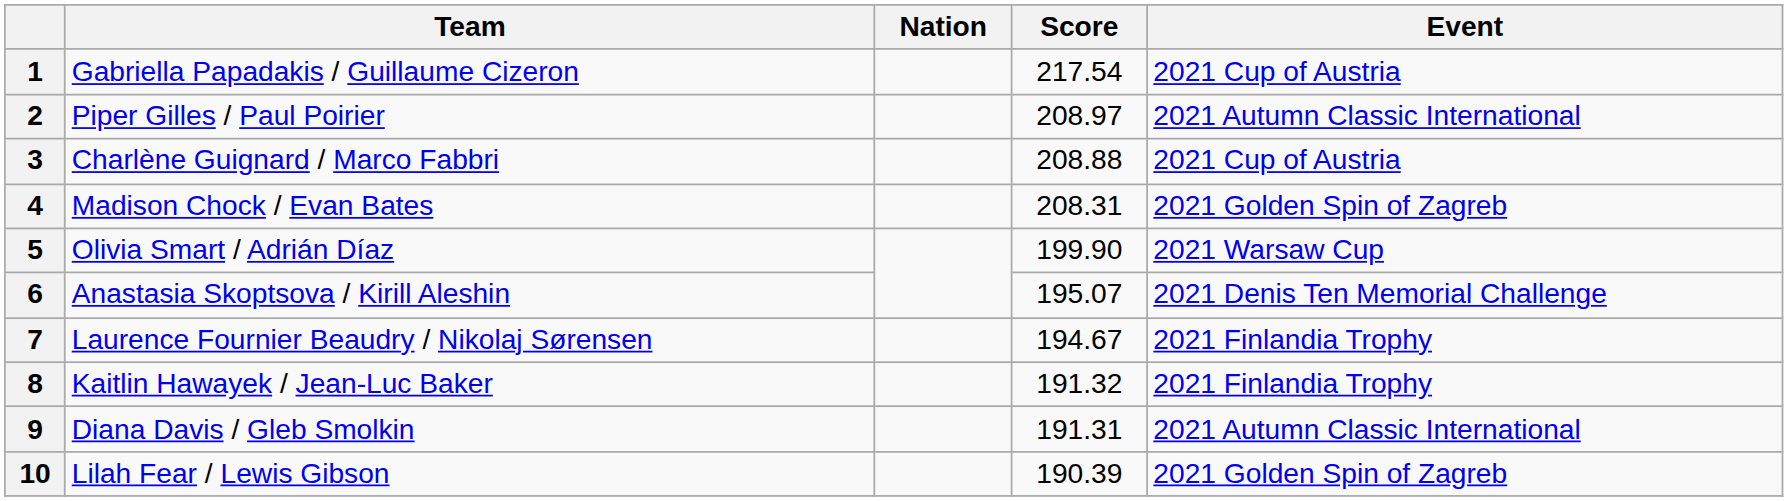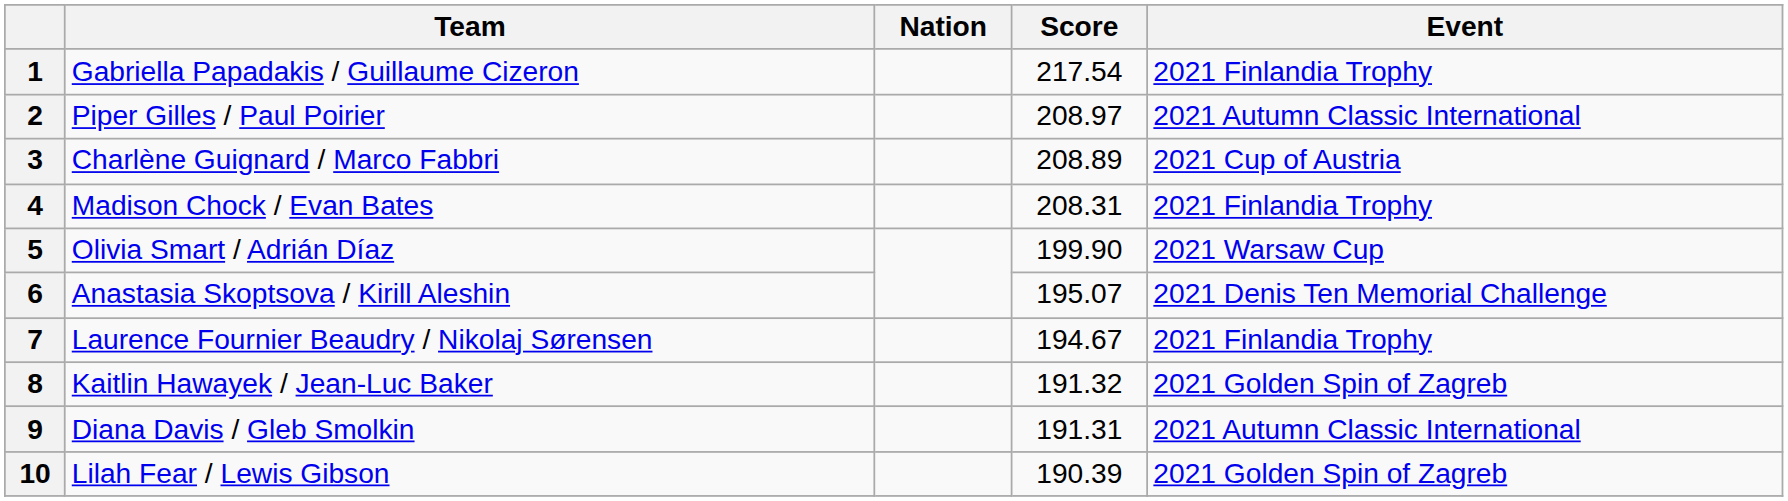(1277, 71) 2021 Cup of Austria -> (1293, 71) 2021 Finlandia Trophy
(1079, 160) 208.88 -> (1079, 160) 208.89
(1330, 205) 2021 Golden Spin of Zagreb -> (1293, 205) 2021 Finlandia Trophy
(1293, 384) 2021 Finlandia Trophy -> (1330, 384) 2021 Golden Spin of Zagreb
